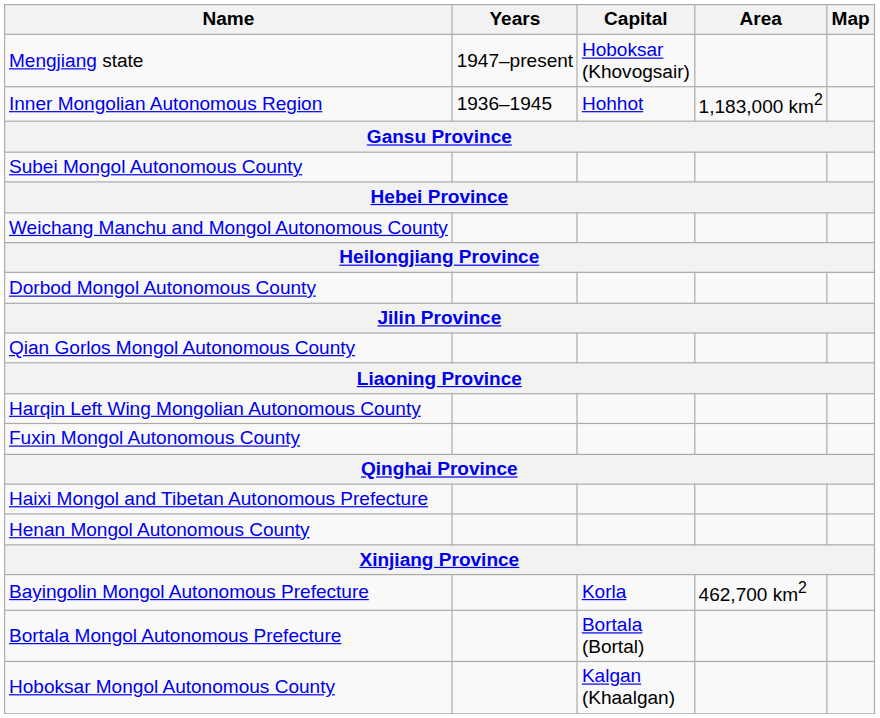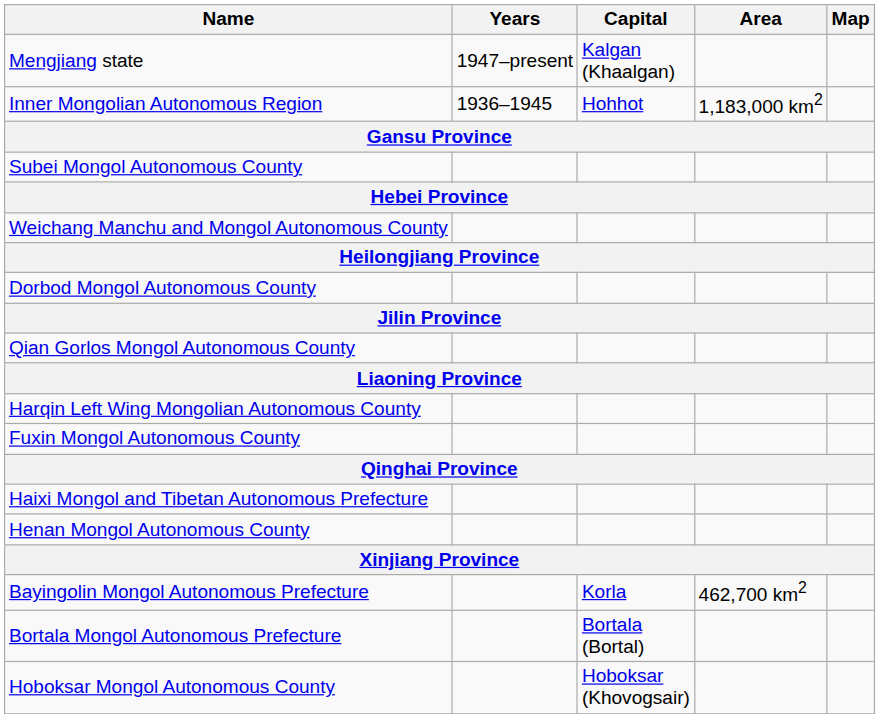(636, 60) Hoboksar (Khovogsair) -> (628, 60) Kalgan (Khaalgan)
(628, 687) Kalgan (Khaalgan) -> (636, 687) Hoboksar (Khovogsair)
